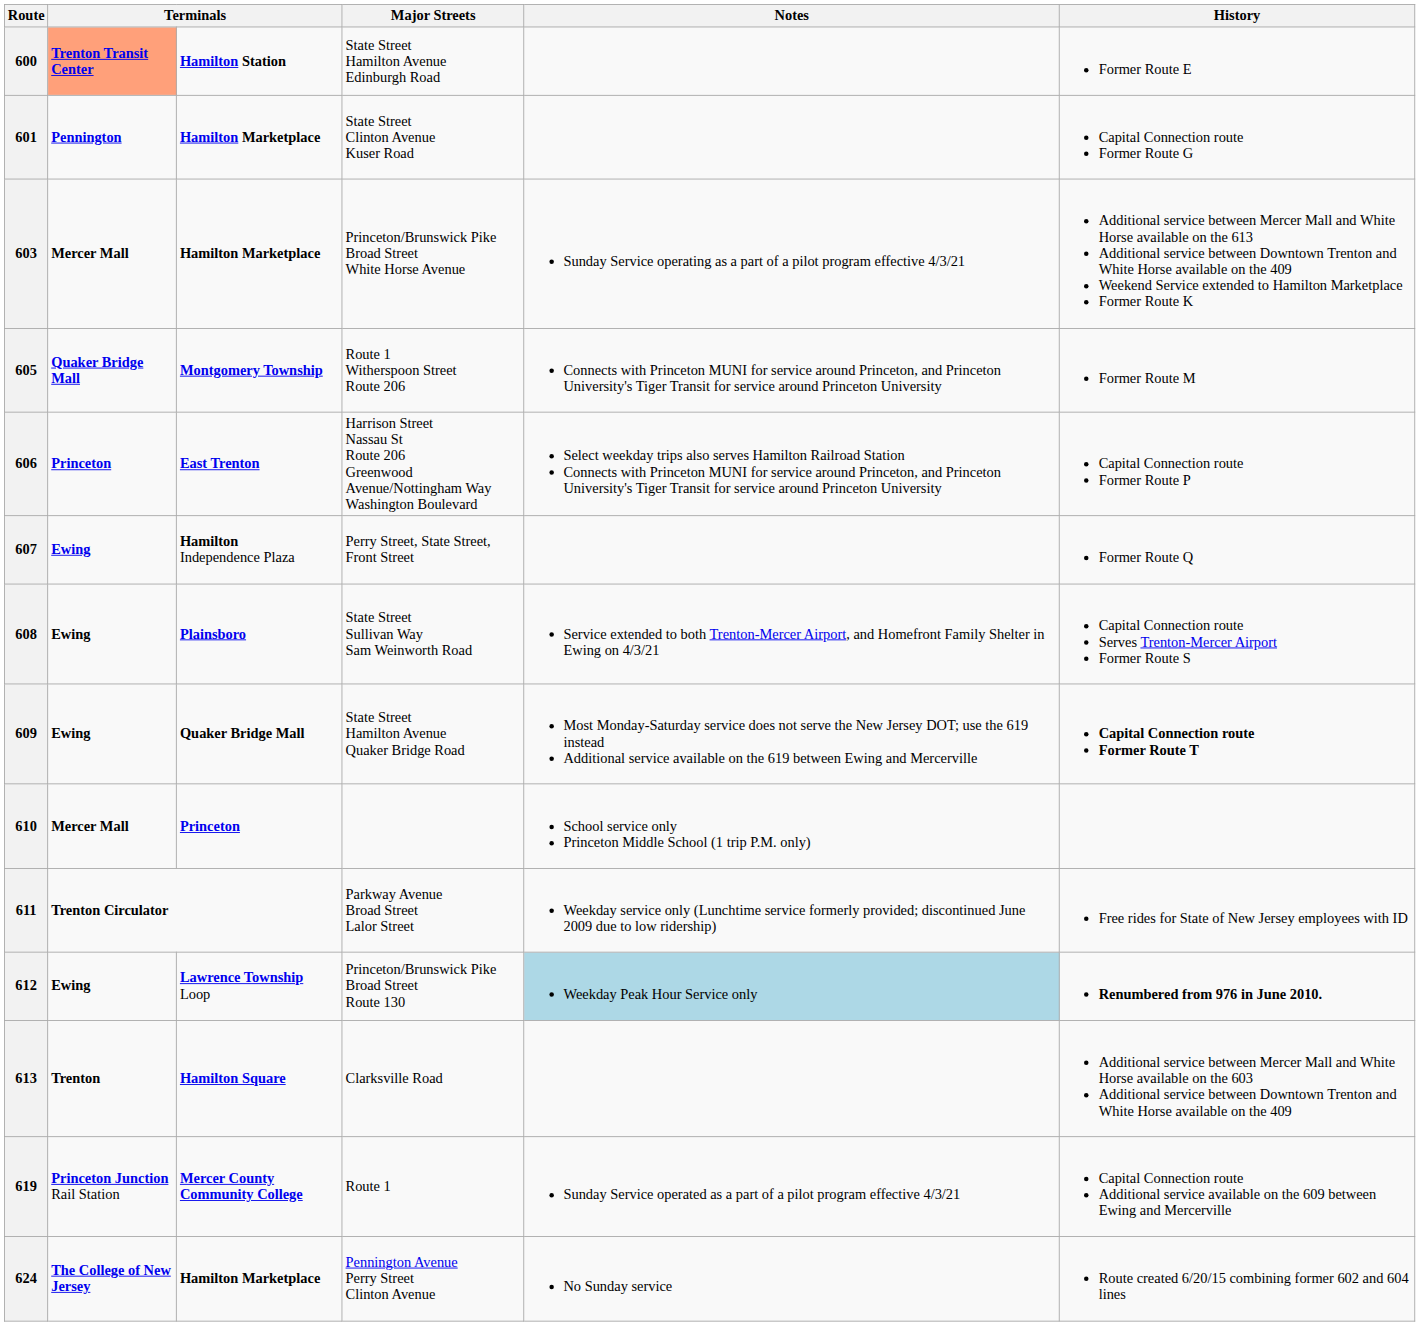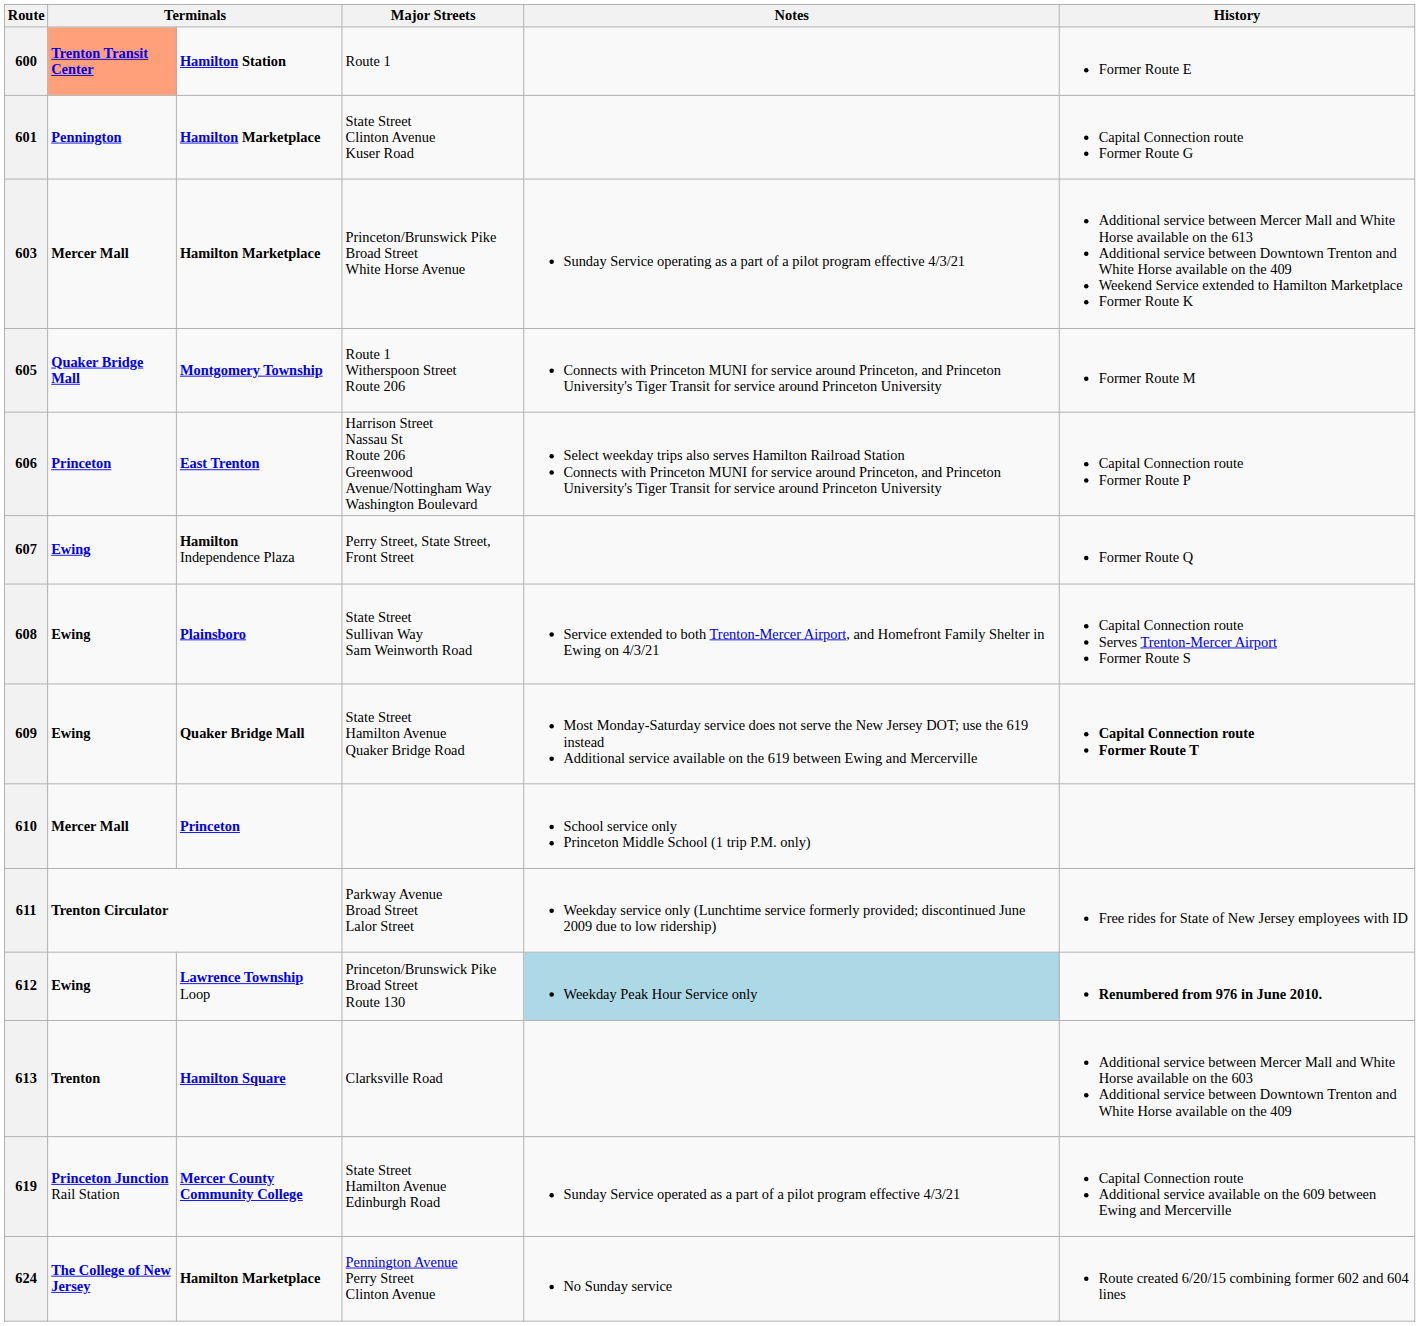(396, 61) State Street Hamilton Avenue Edinburgh Road -> (368, 61) Route 1
(368, 1186) Route 1 -> (396, 1186) State Street Hamilton Avenue Edinburgh Road
